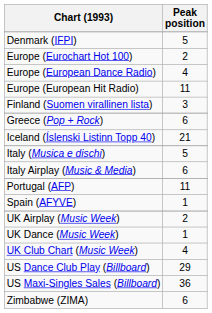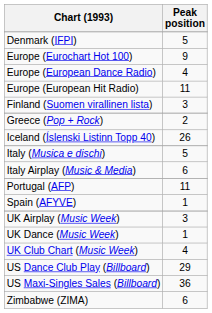(185, 56) 2 -> (185, 56) 9
(185, 121) 6 -> (185, 121) 2
(185, 137) 21 -> (185, 137) 26
(185, 219) 2 -> (185, 219) 3
